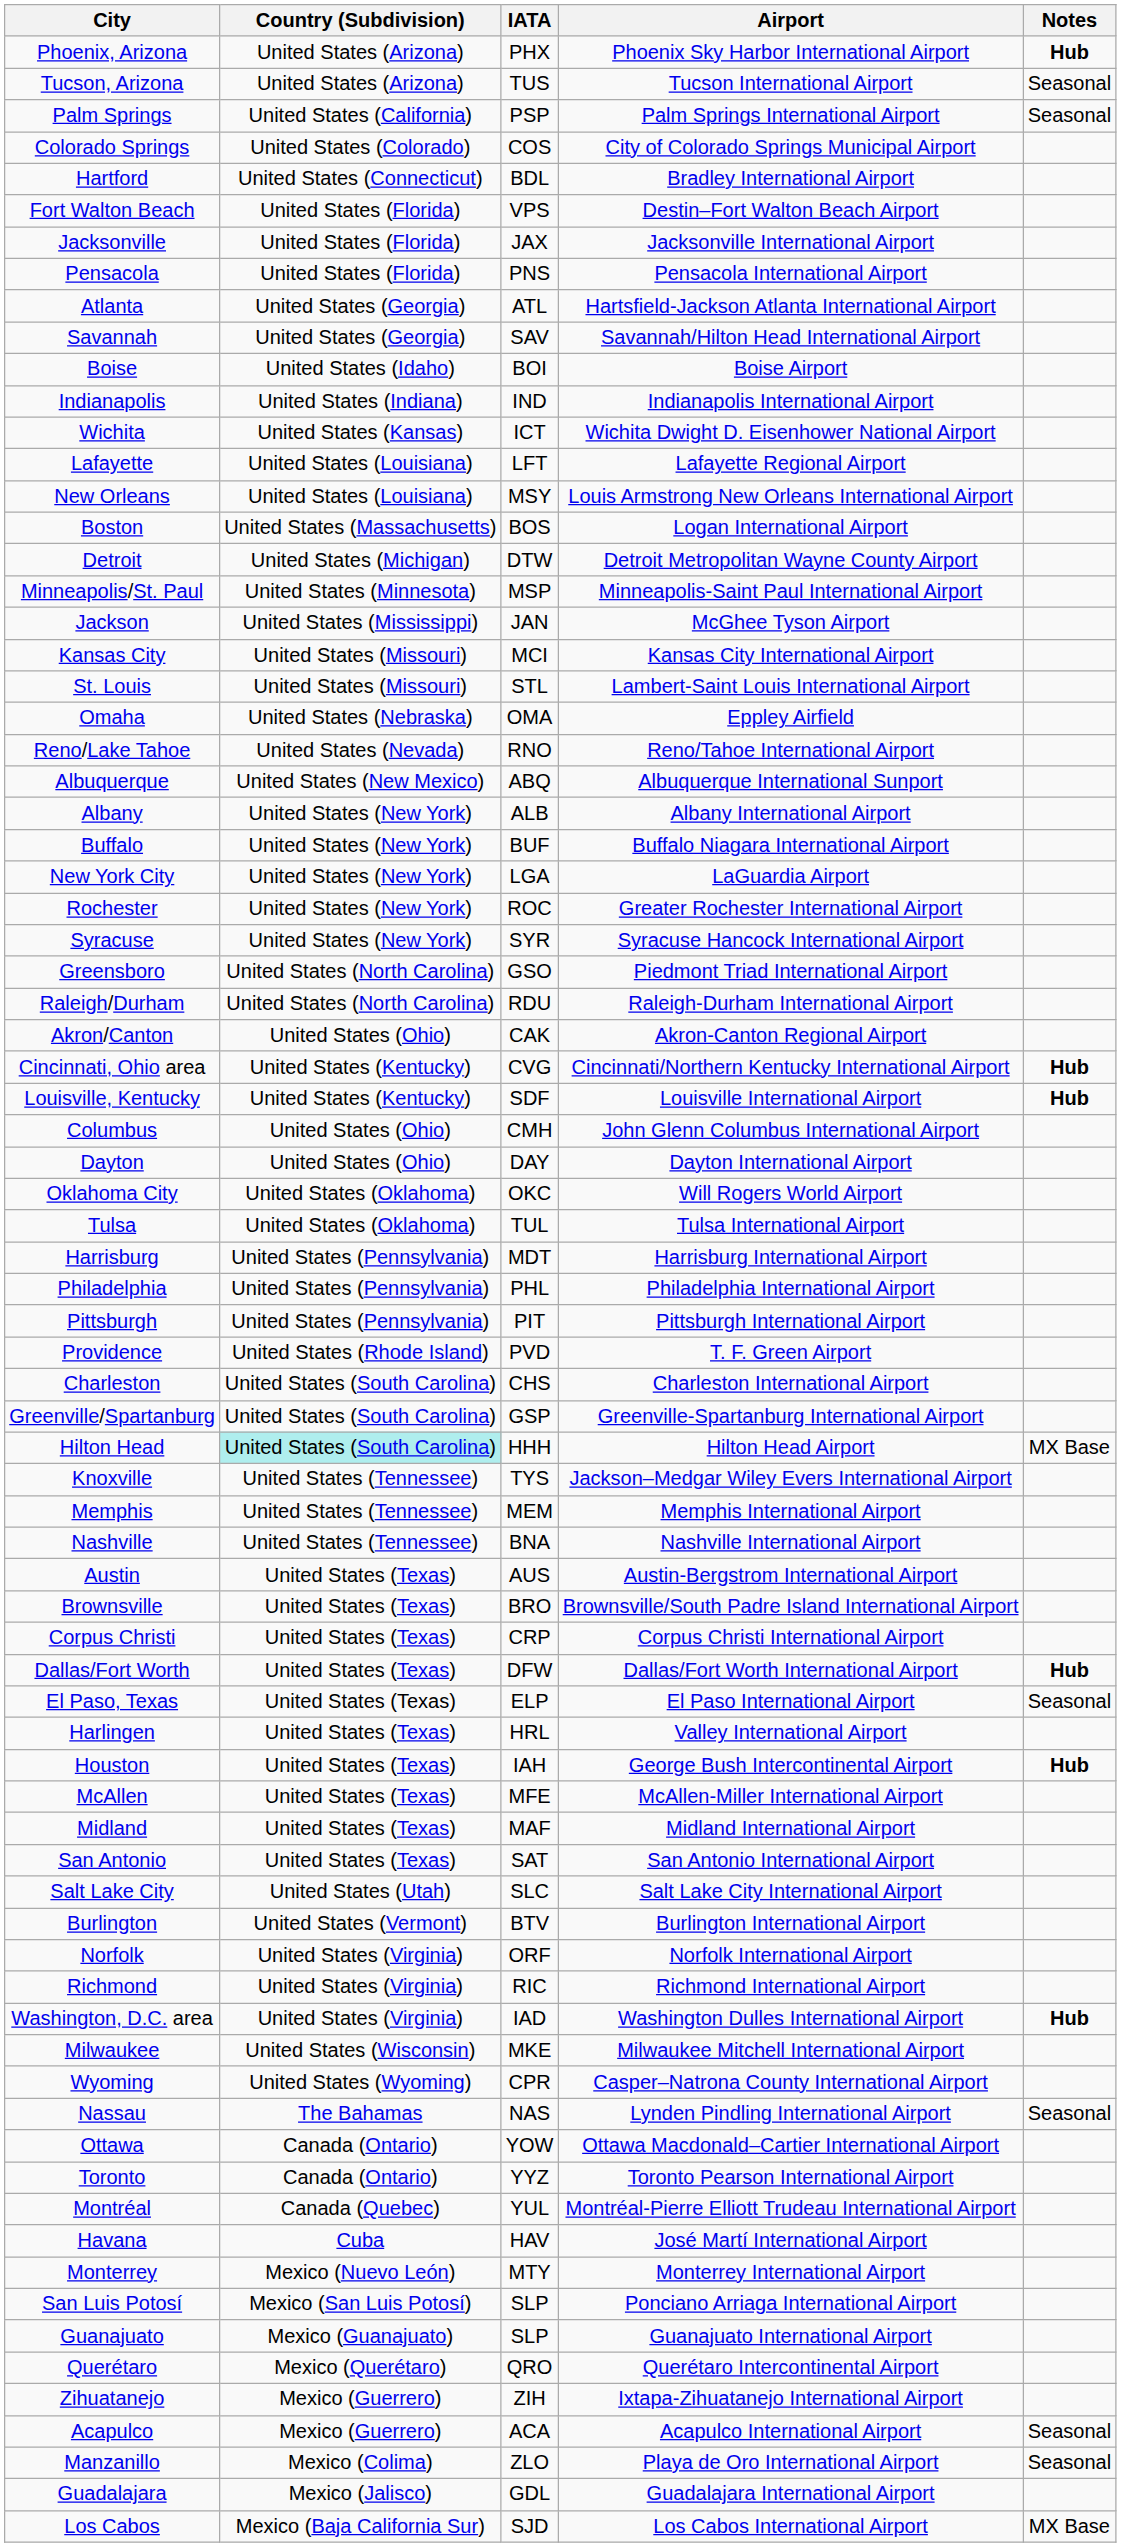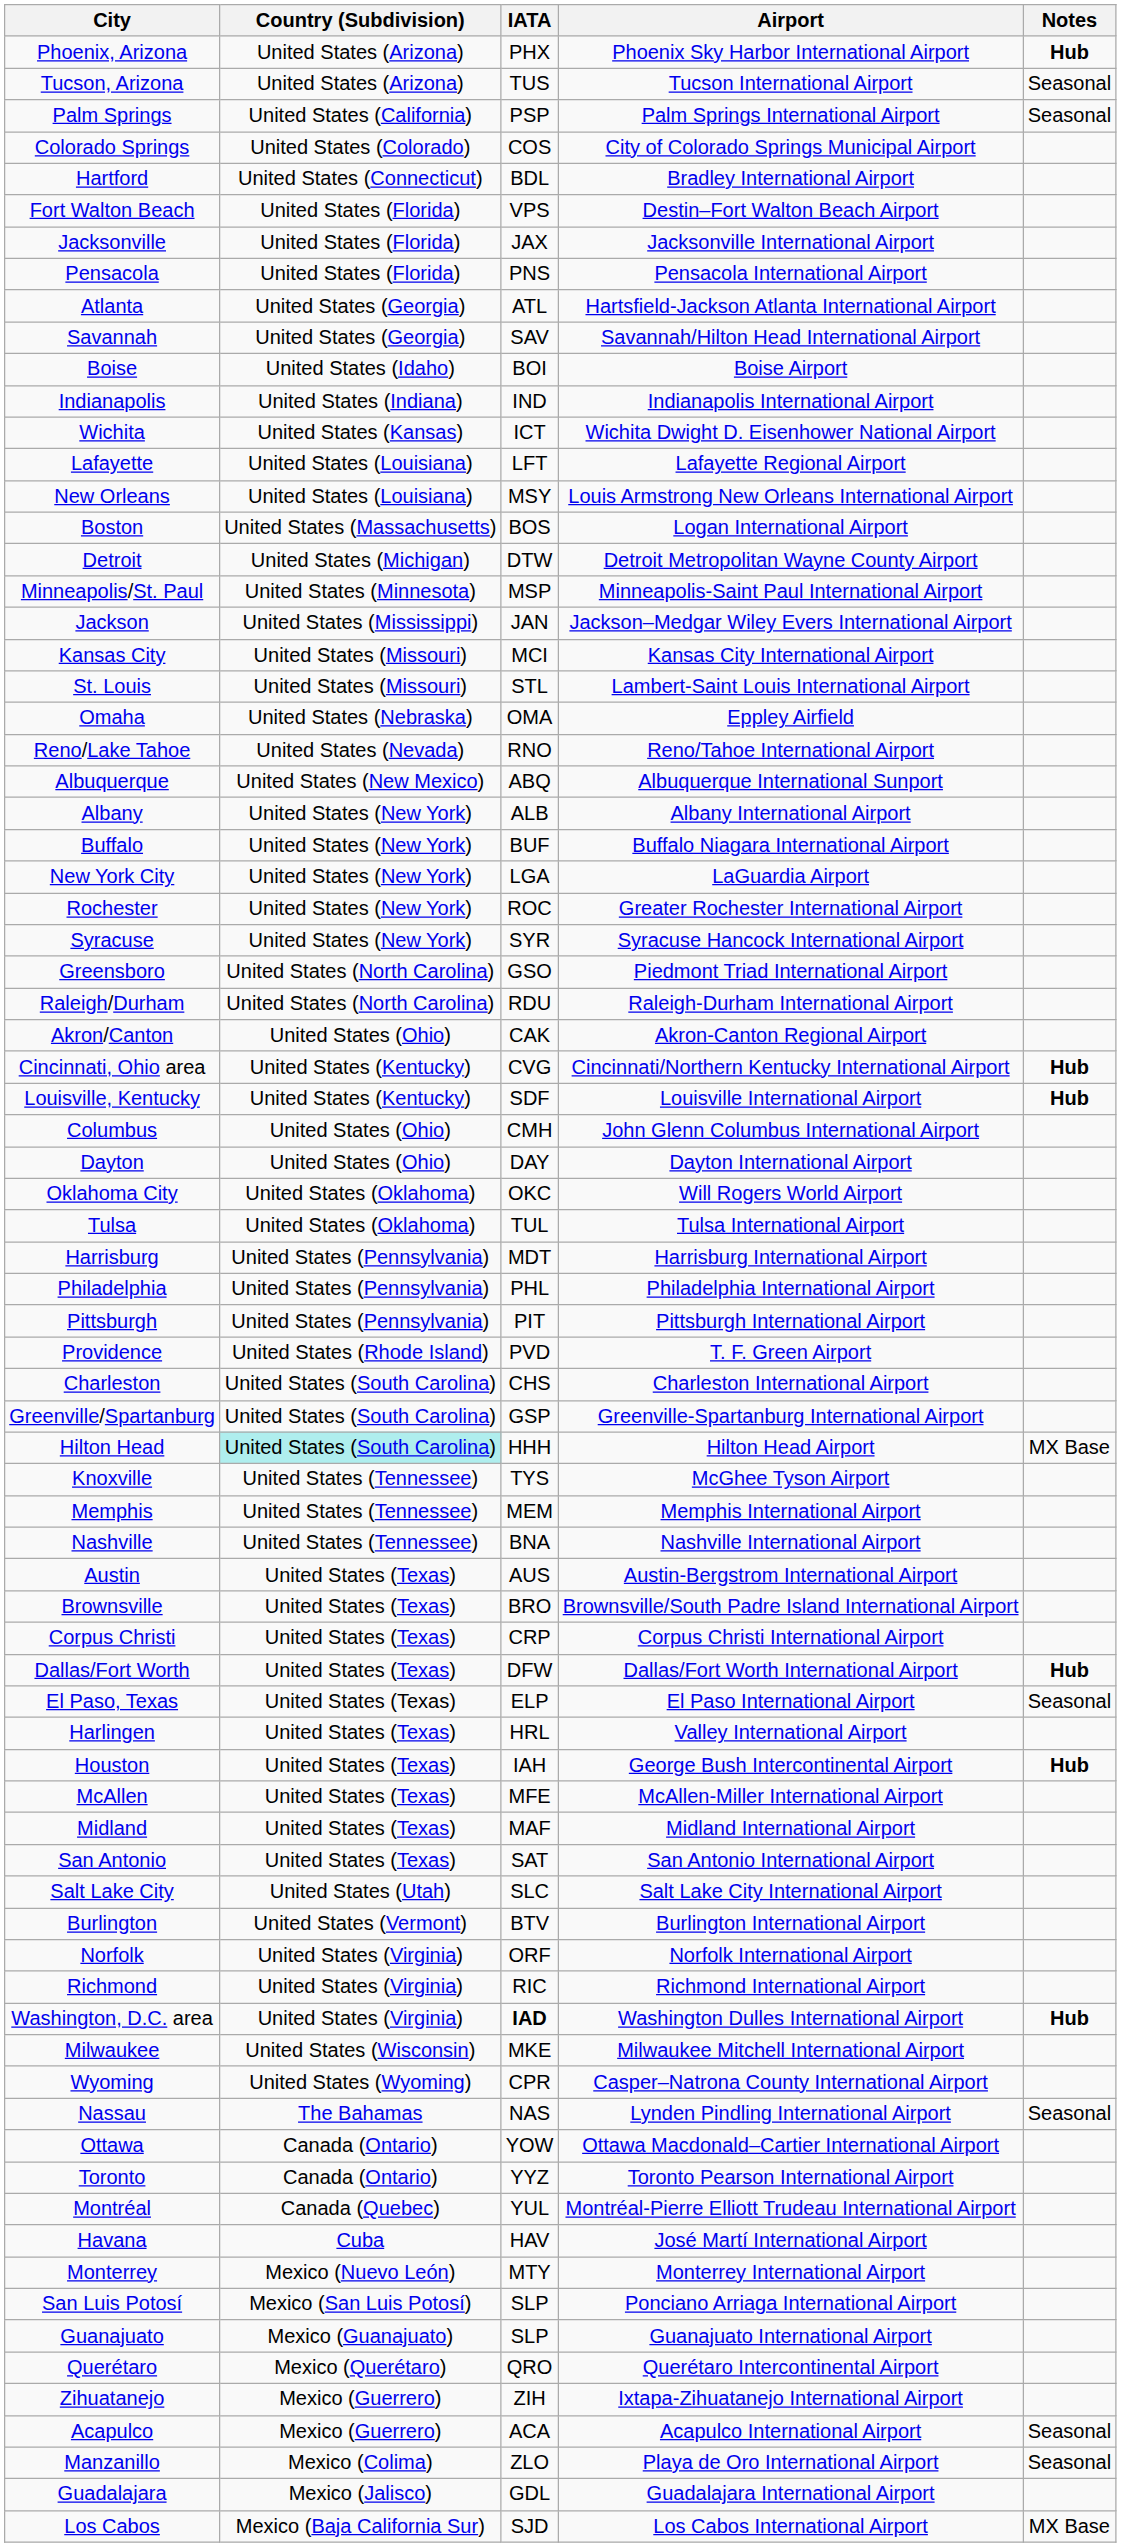(791, 623) McGhee Tyson Airport -> (791, 623) Jackson–Medgar Wiley Evers International Airport
(791, 1479) Jackson–Medgar Wiley Evers International Airport -> (791, 1479) McGhee Tyson Airport
(530, 2018) normal -> (530, 2018) bold
